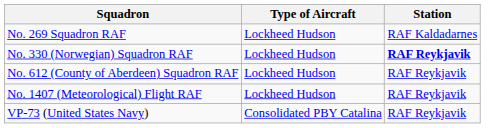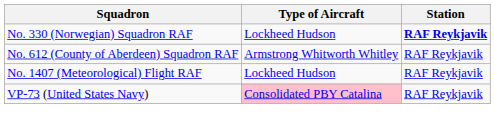- row: (67, 34)
(290, 73) Lockheed Hudson -> (321, 53) Armstrong Whitworth Whitley
(313, 113) no background -> (313, 93) pink background
